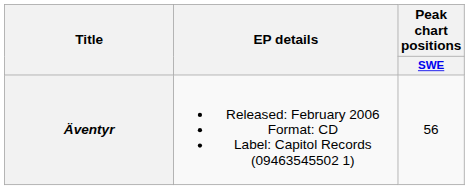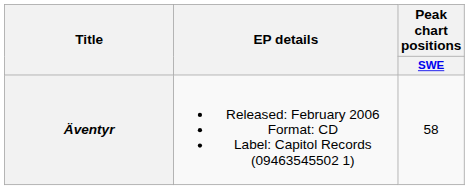(431, 129) 56 -> (431, 129) 58
